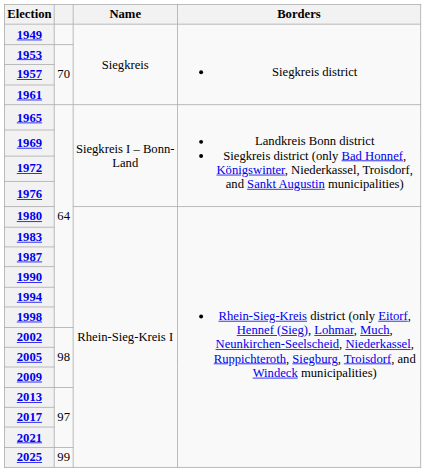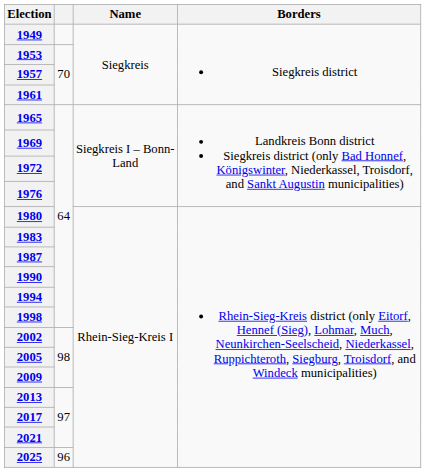(64, 457) 99 -> (64, 457) 96
